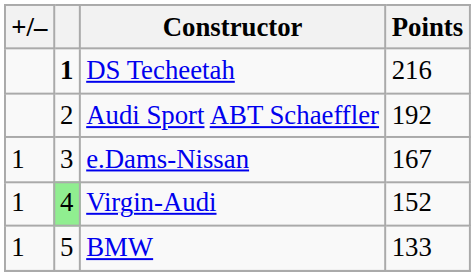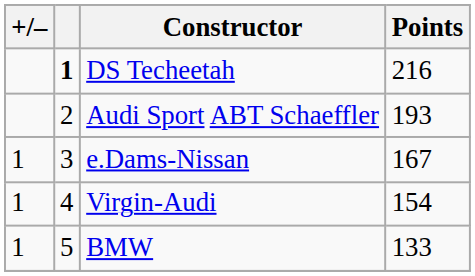(412, 114) 192 -> (412, 114) 193
(67, 203) lightgreen background -> (67, 203) no background
(412, 203) 152 -> (412, 203) 154
